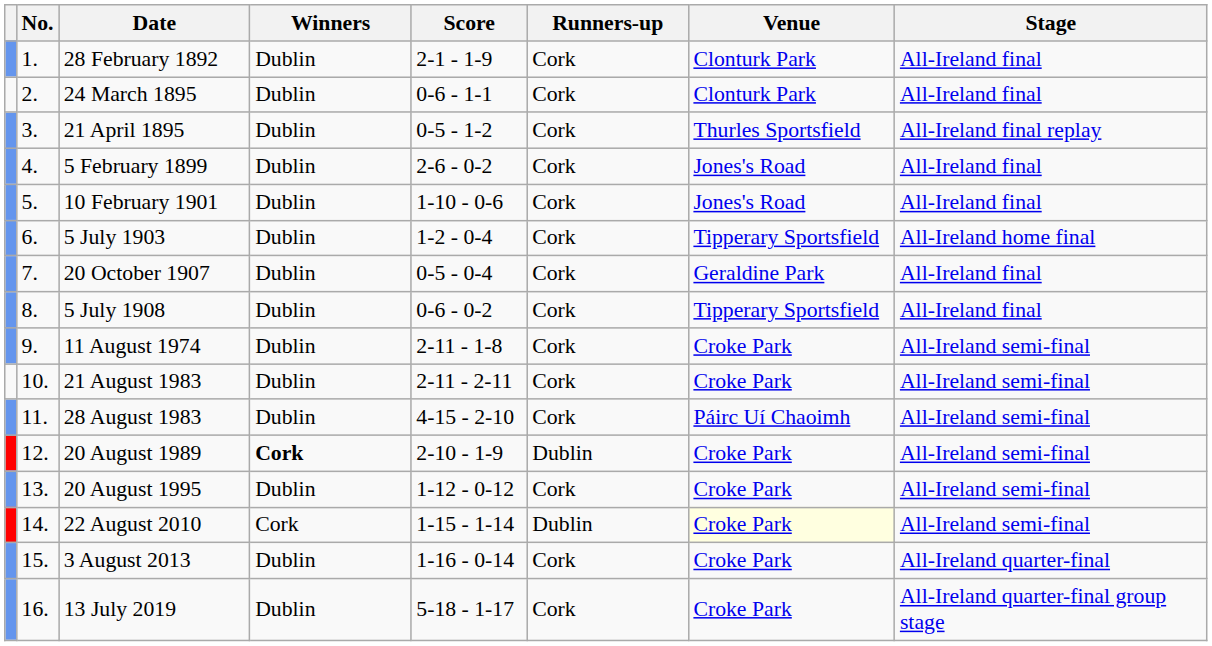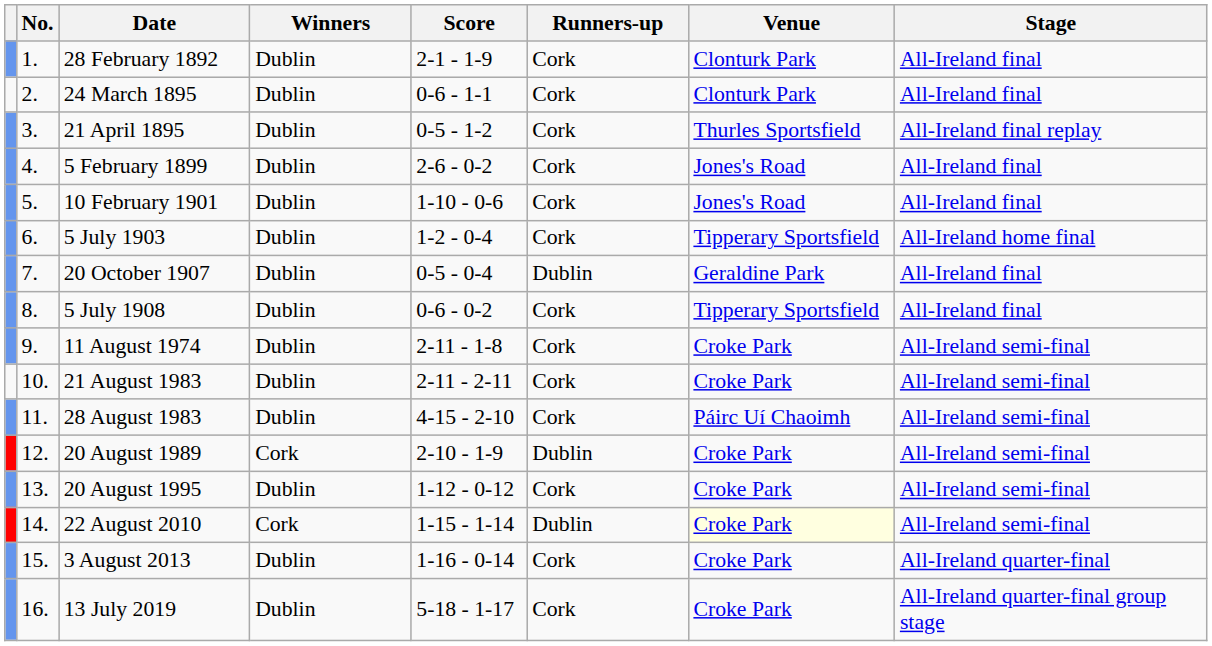(554, 273) Cork -> (562, 273) Dublin
(279, 453) bold -> (277, 453) normal
